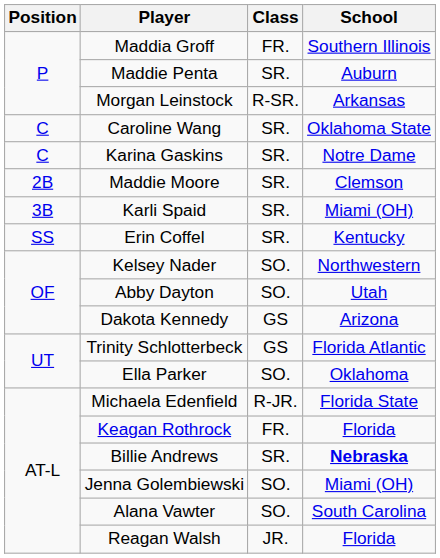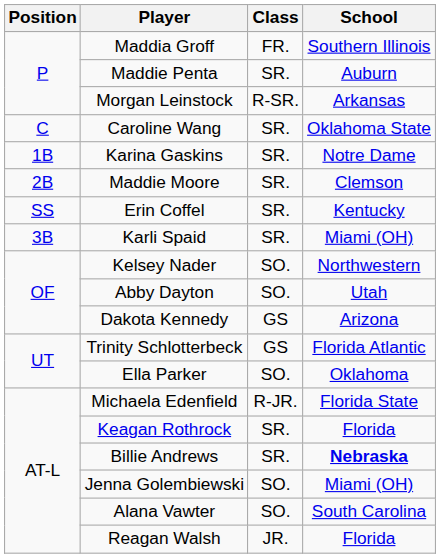(43, 155) C -> (43, 155) 1B
rows swapped: (164, 210) <-> (164, 237)
(276, 429) FR. -> (276, 429) SR.
